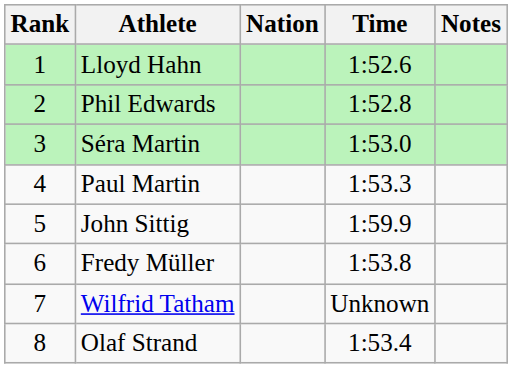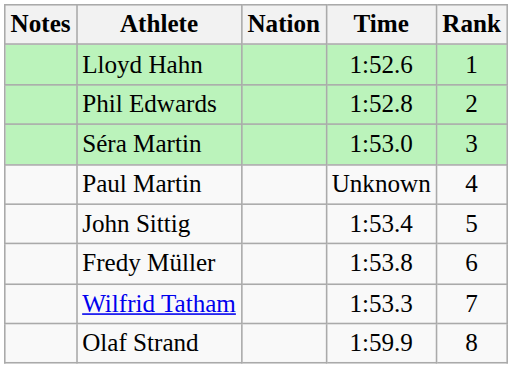columns swapped: (40, 24) <-> (471, 24)
(380, 183) 1:53.3 -> (381, 183) Unknown
(380, 223) 1:59.9 -> (381, 223) 1:53.4
(380, 303) Unknown -> (381, 303) 1:53.3
(380, 343) 1:53.4 -> (381, 343) 1:59.9
